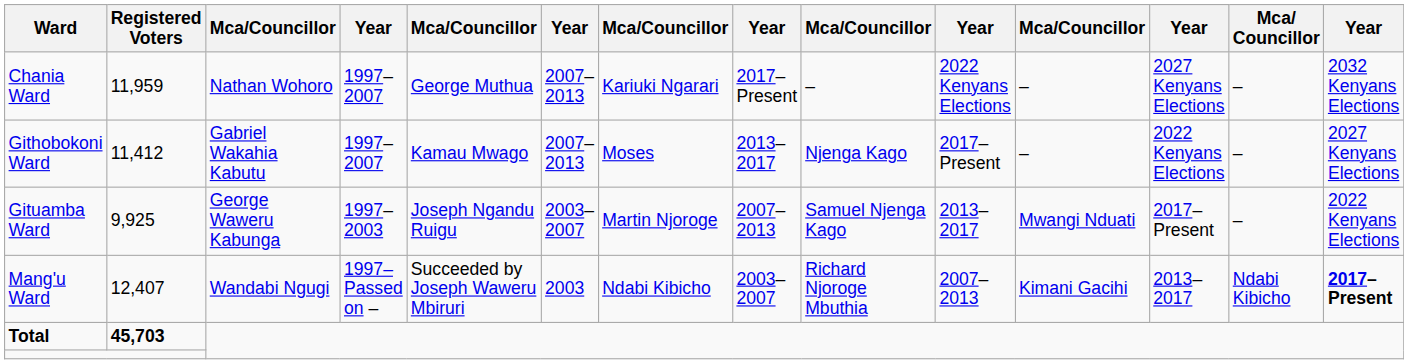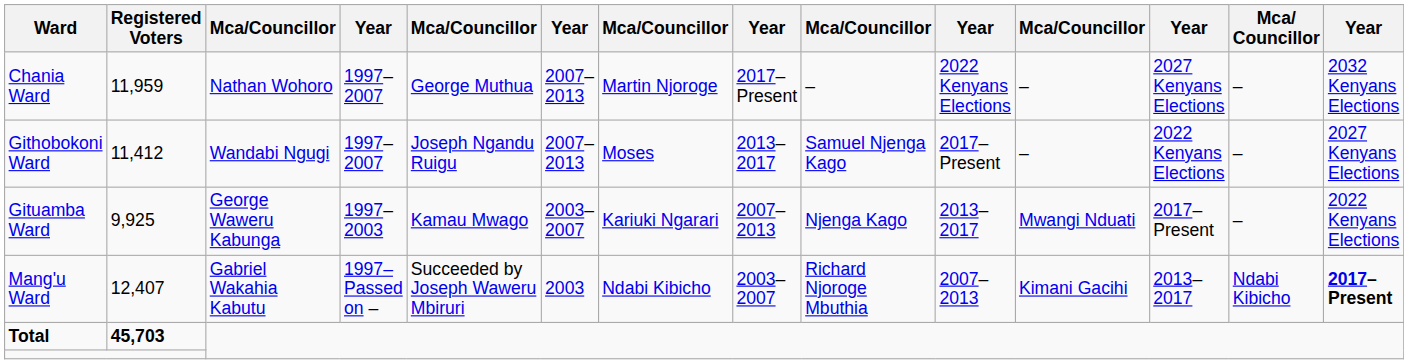(660, 85) Kariuki Ngarari -> (660, 85) Martin Njoroge
(244, 153) Gabriel Wakahia Kabutu -> (270, 153) Wandabi Ngugi
(470, 153) Kamau Mwago -> (472, 153) Joseph Ngandu Ruigu
(856, 153) Njenga Kago -> (865, 153) Samuel Njenga Kago
(472, 220) Joseph Ngandu Ruigu -> (470, 220) Kamau Mwago
(660, 220) Martin Njoroge -> (660, 220) Kariuki Ngarari
(865, 220) Samuel Njenga Kago -> (856, 220) Njenga Kago
(270, 288) Wandabi Ngugi -> (244, 288) Gabriel Wakahia Kabutu
